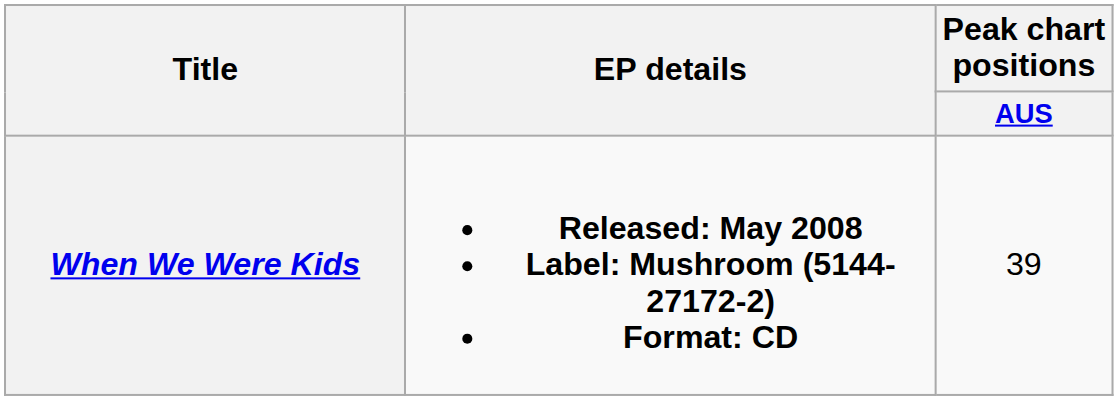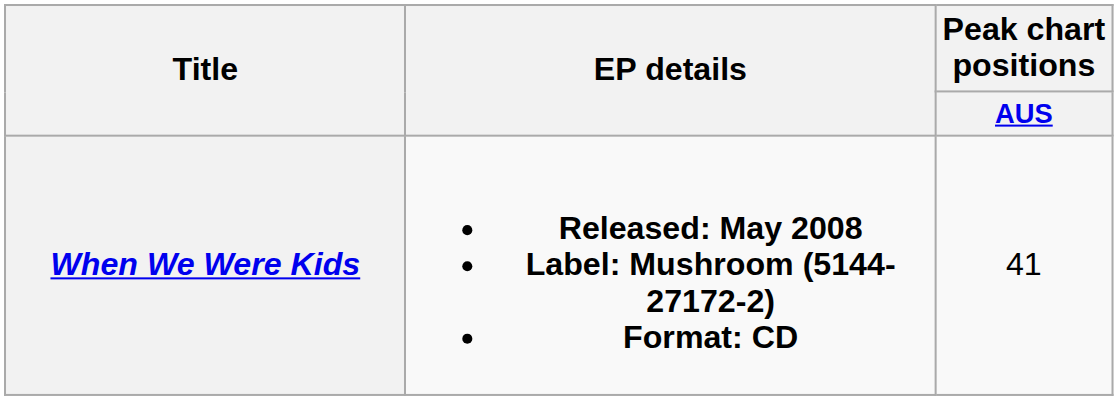(1024, 264) 39 -> (1024, 264) 41
